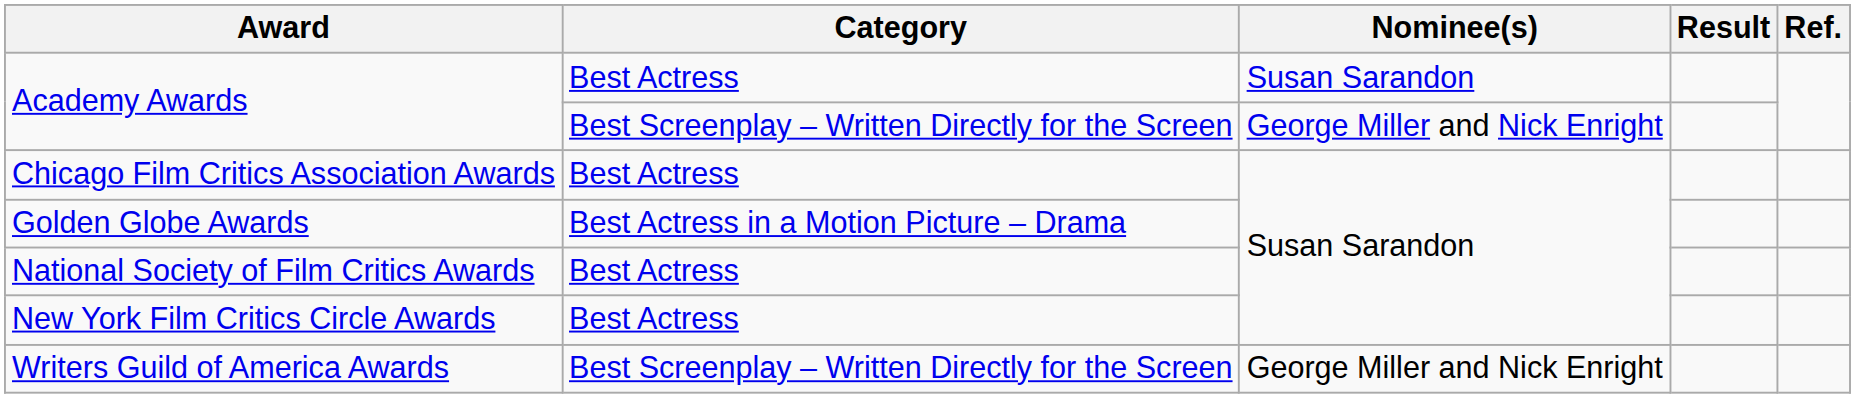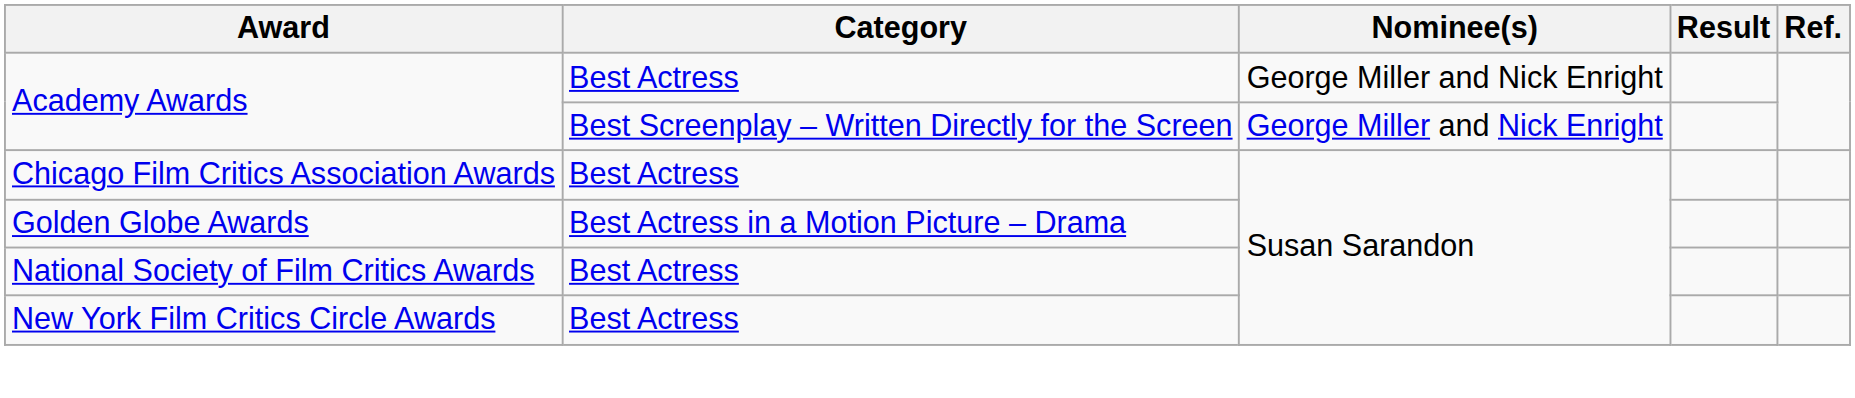(1360, 77) Susan Sarandon -> (1455, 77) George Miller and Nick Enright
- row: (231, 367)
